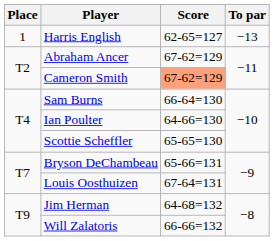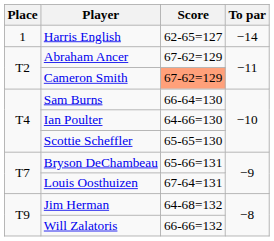(247, 36) −13 -> (247, 36) −14
